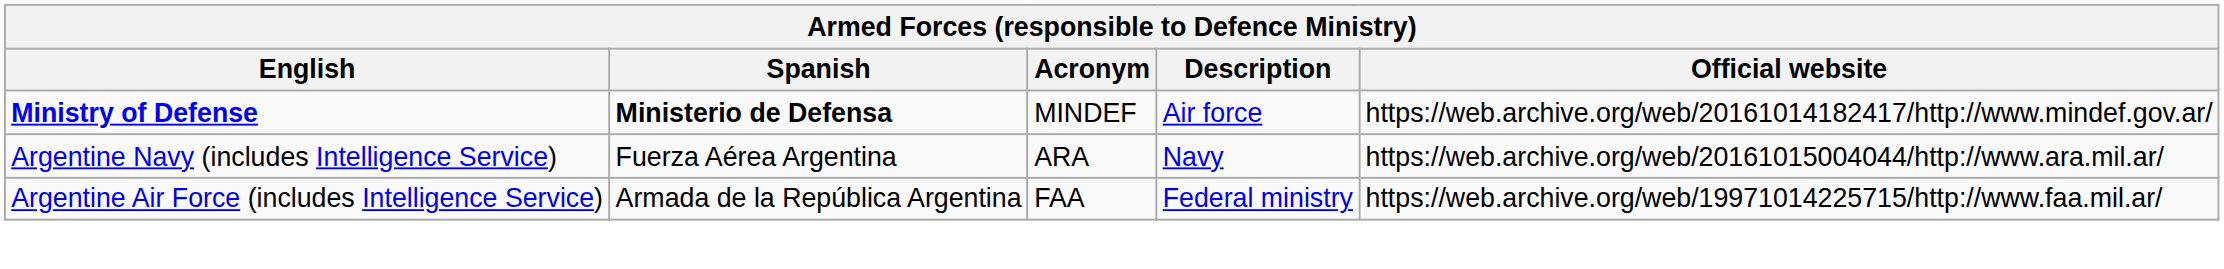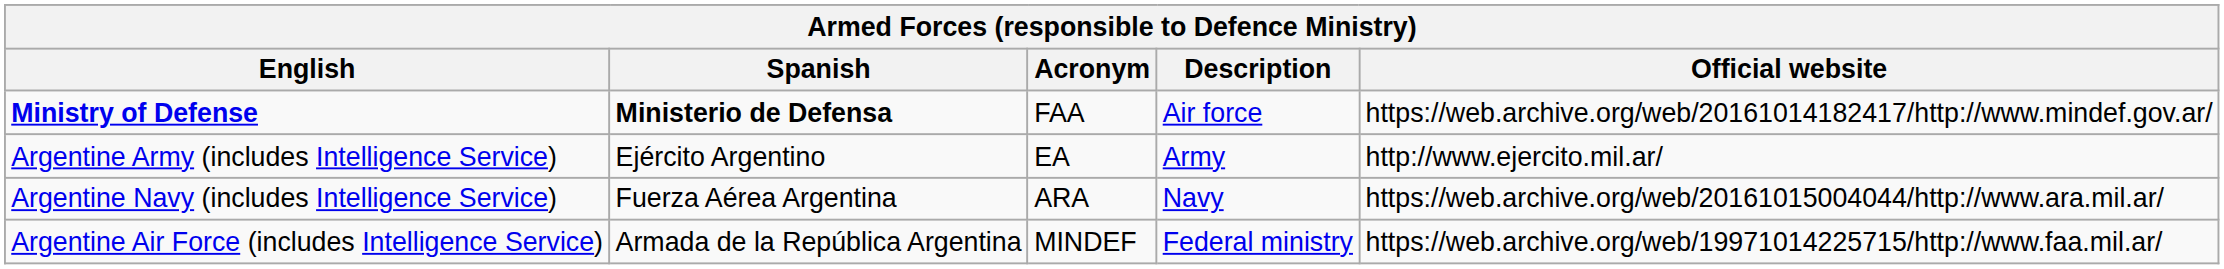(1085, 112) MINDEF -> (1059, 112) FAA
+ row: (284, 155)
(1059, 198) FAA -> (1085, 241) MINDEF
